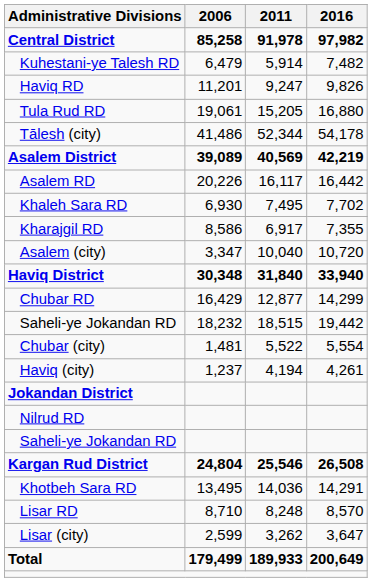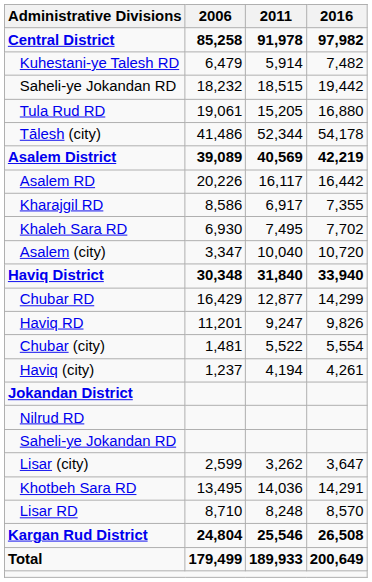rows swapped: (98, 323) <-> (52, 87)
rows swapped: (74, 205) <-> (62, 228)
rows swapped: (78, 464) <-> (54, 535)
